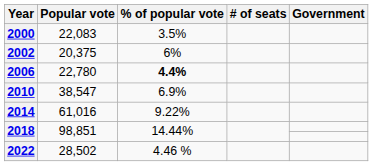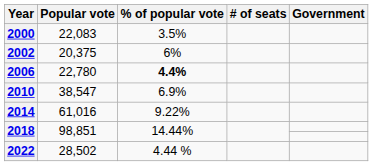(172, 151) 4.46 % -> (172, 151) 4.44 %
